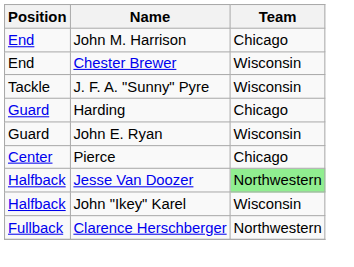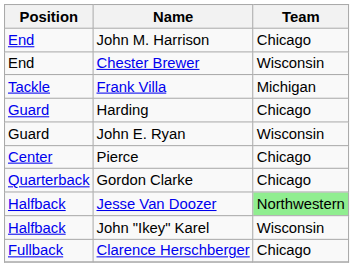+ row: (131, 87)
- row: (141, 87)
+ row: (145, 181)
(278, 228) Northwestern -> (284, 251) Chicago
